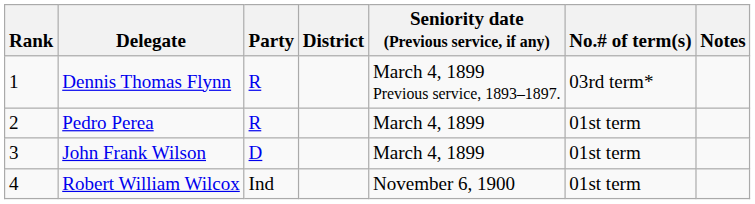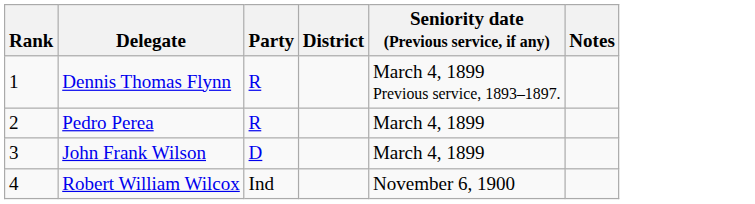- column: (630, 41)
